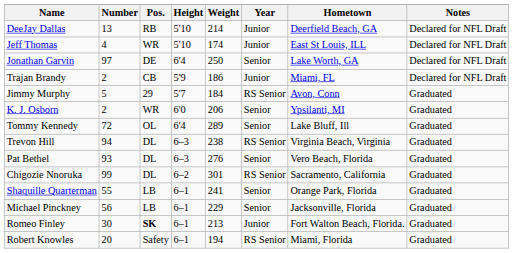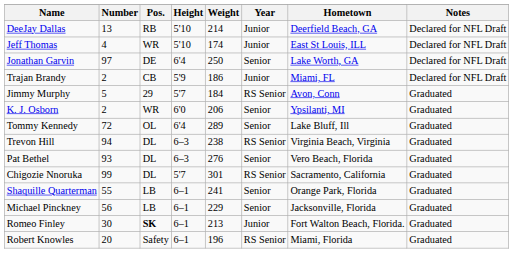(181, 175) 6–2 -> (180, 175) 5'7
(216, 239) 194 -> (216, 239) 196
